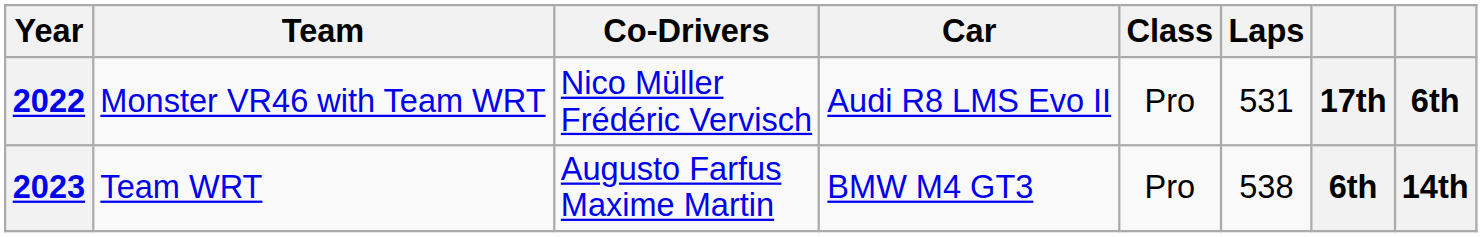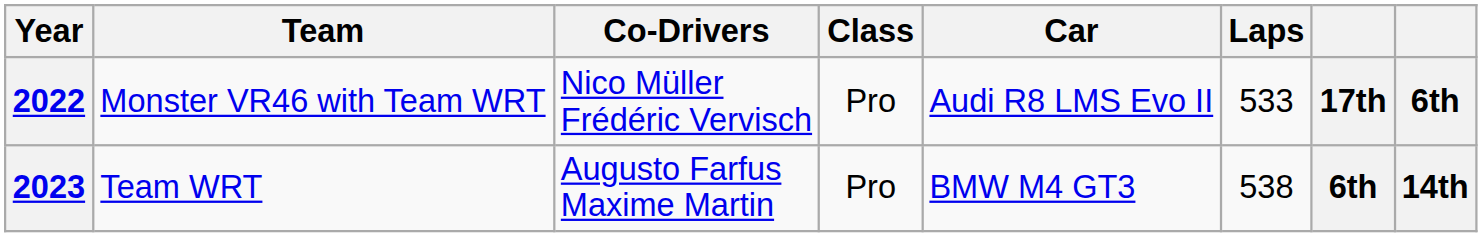columns swapped: (969, 31) <-> (1170, 31)
(1266, 101) 531 -> (1266, 101) 533
